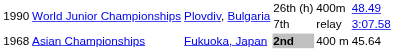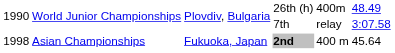(16, 41) 1968 -> (16, 41) 1998
